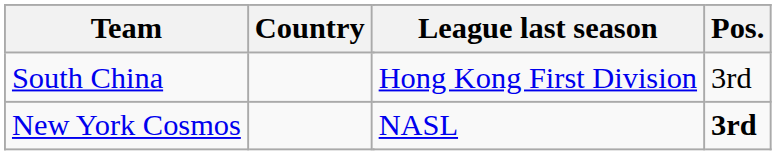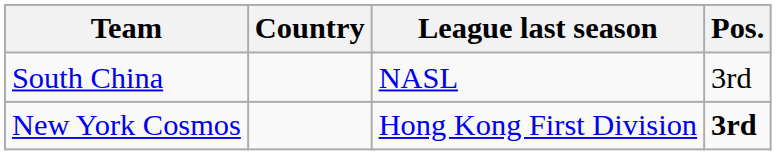(538, 76) Hong Kong First Division -> (418, 76) NASL
(418, 125) NASL -> (538, 125) Hong Kong First Division
